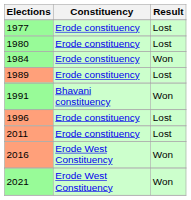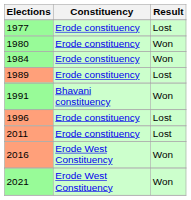(162, 43) Lost -> (163, 43) Won
